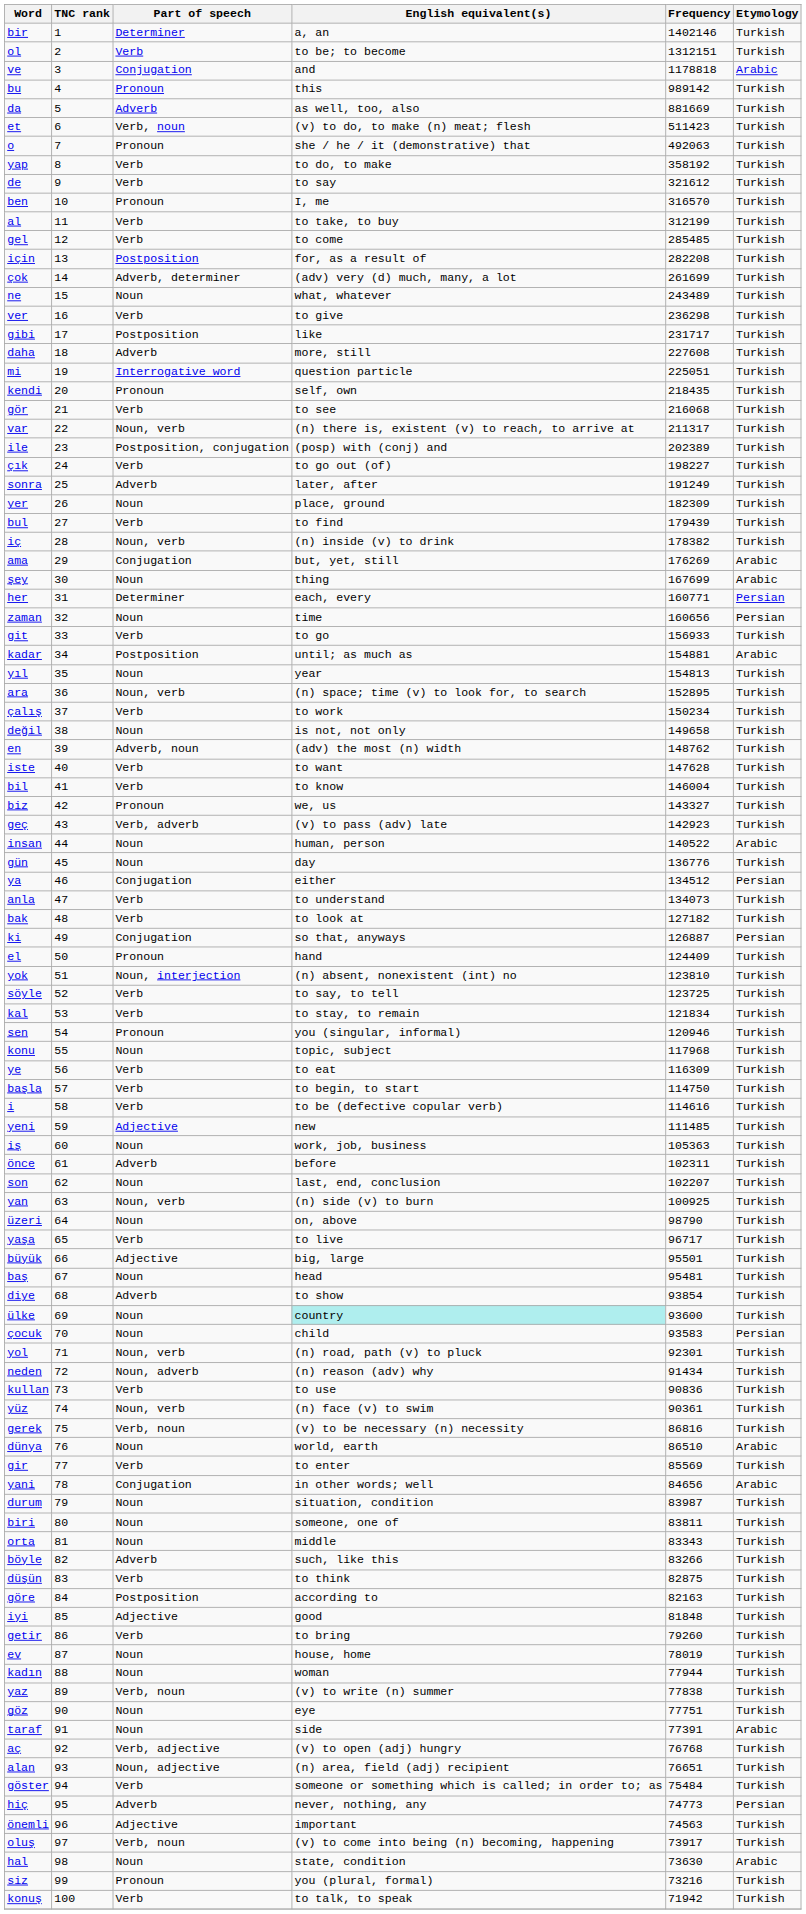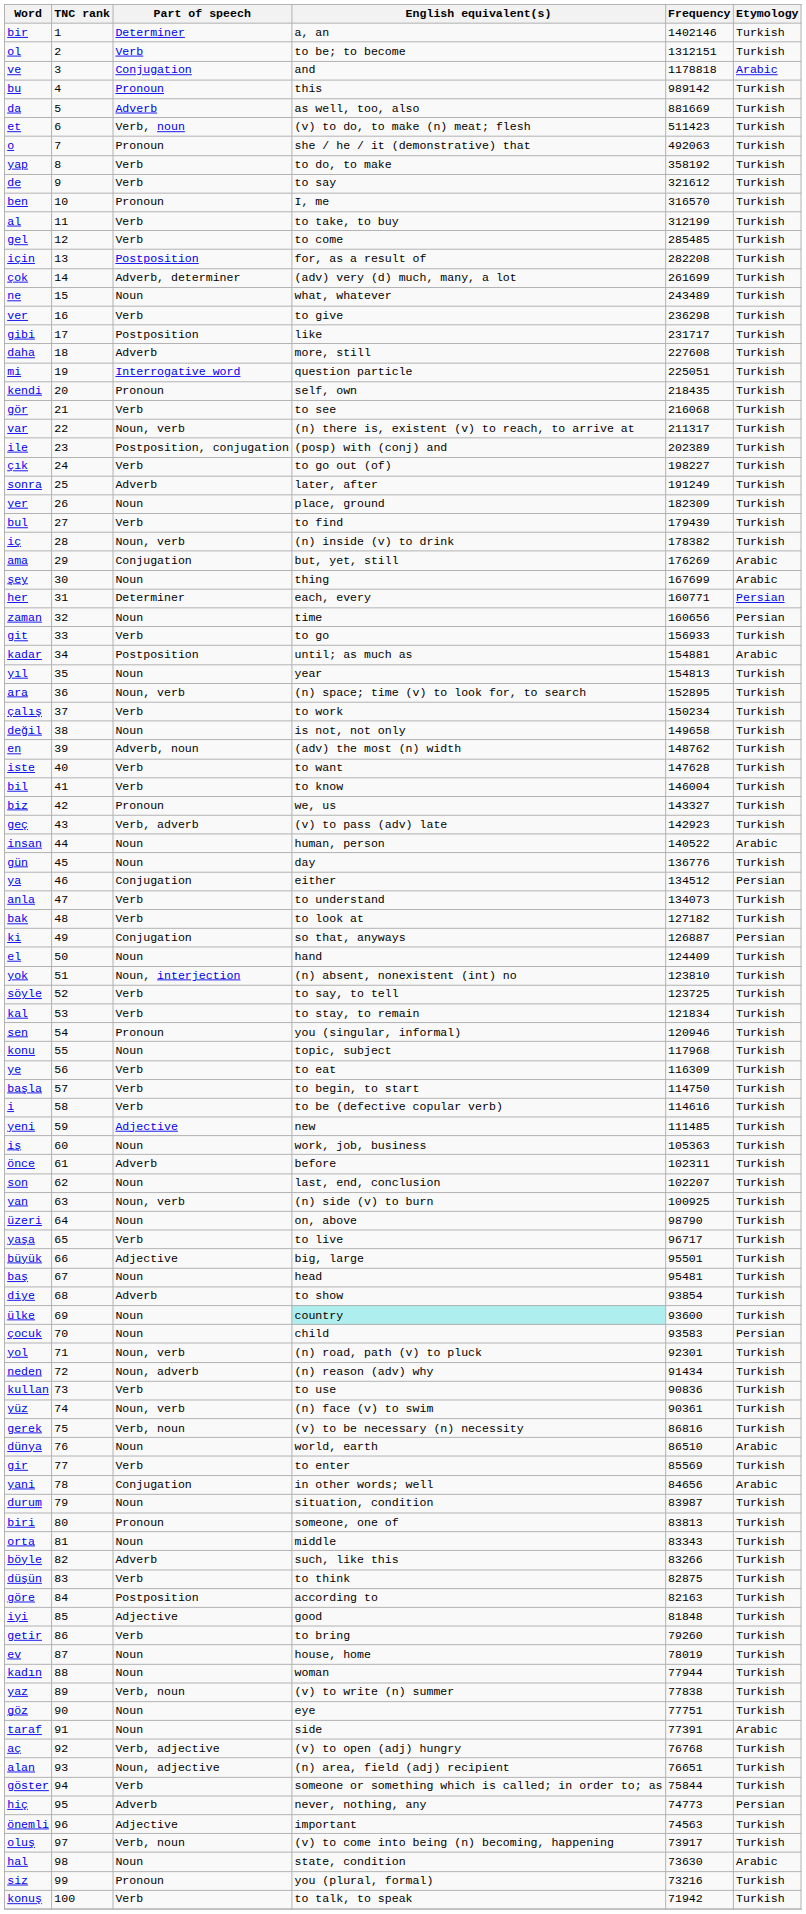(140, 957) Pronoun -> (129, 957) Noun
(129, 1522) Noun -> (140, 1522) Pronoun
(685, 1522) 83811 -> (685, 1522) 83813
(685, 1786) 75484 -> (685, 1786) 75844
